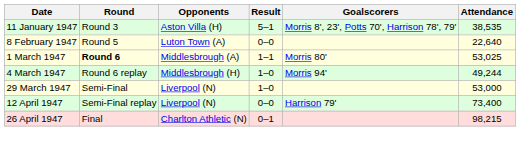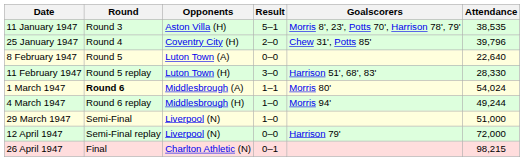+ row: (42, 42)
+ row: (44, 73)
(487, 57) 53,025 -> (491, 88) 54,024
(487, 88) 53,000 -> (491, 118) 51,000
(487, 103) 73,400 -> (491, 133) 72,000
